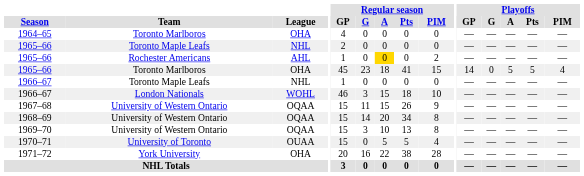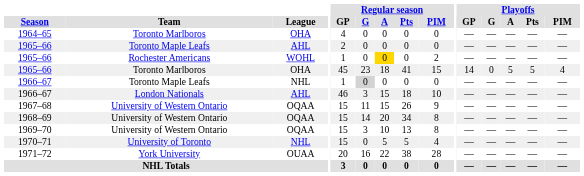(301, 46) NHL -> (301, 46) AHL
(301, 58) AHL -> (301, 58) WOHL
(365, 82) no background -> (365, 82) lightgrey background
(301, 94) WOHL -> (301, 94) AHL
(301, 142) OUAA -> (301, 142) NHL
(301, 154) OHA -> (301, 154) OUAA
